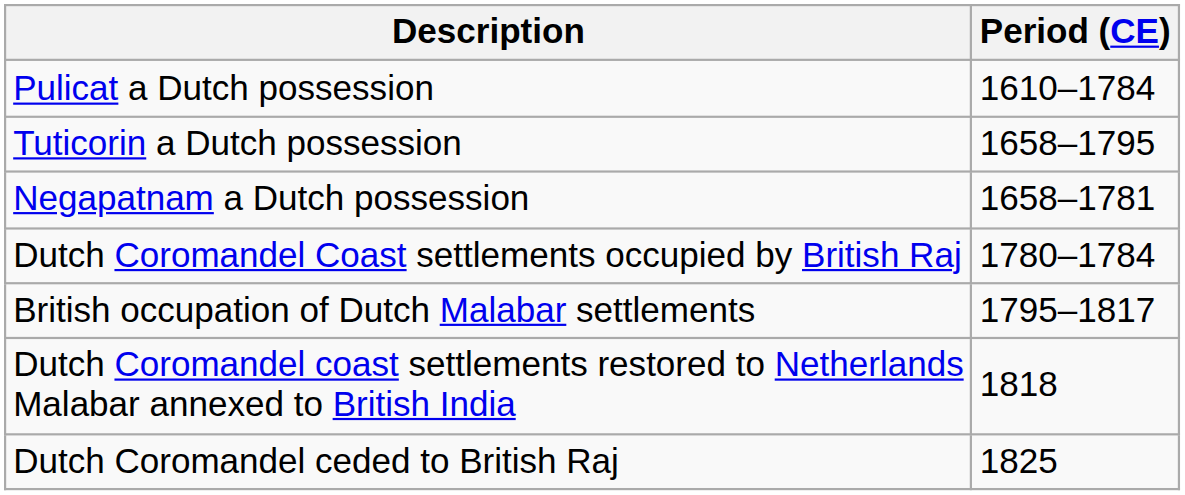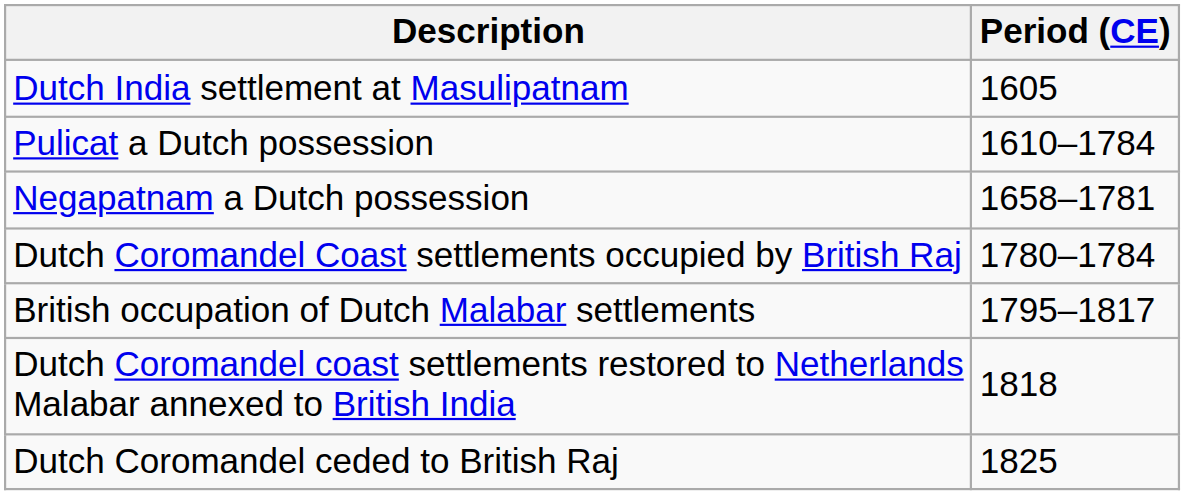+ row: (321, 87)
- row: (237, 143)
